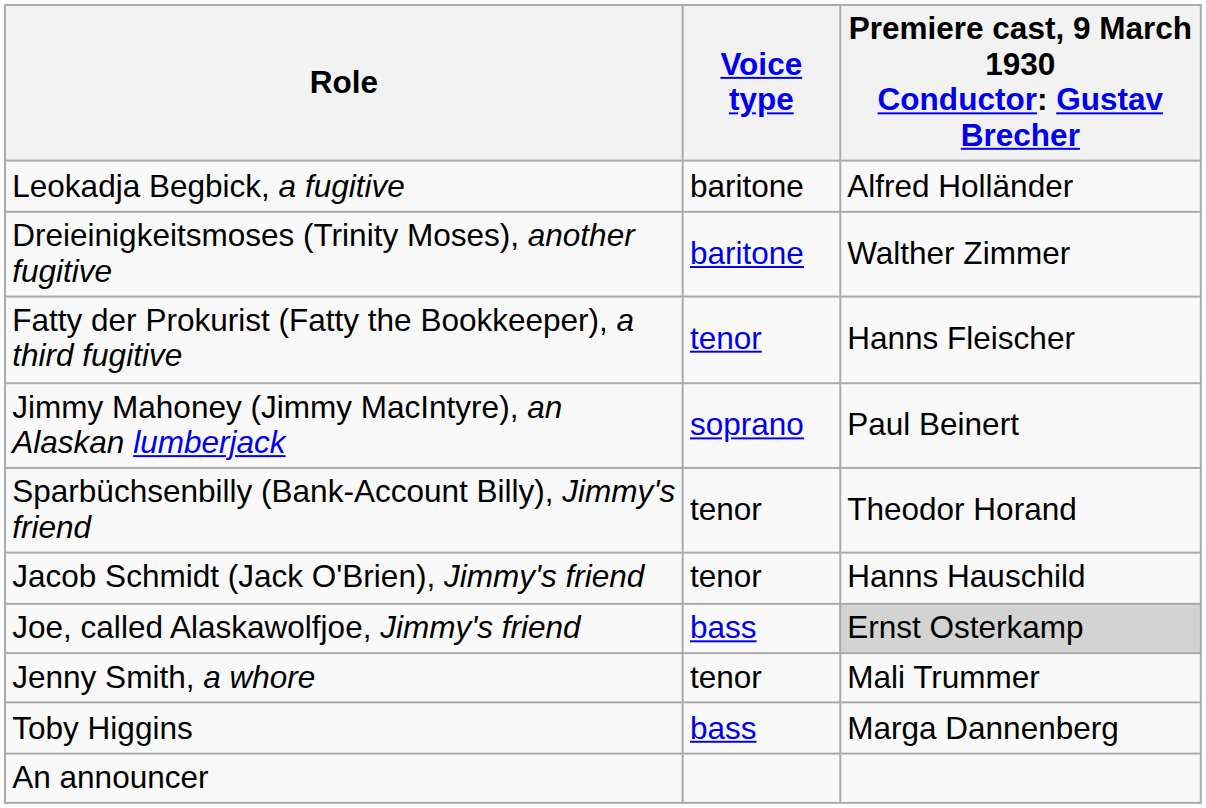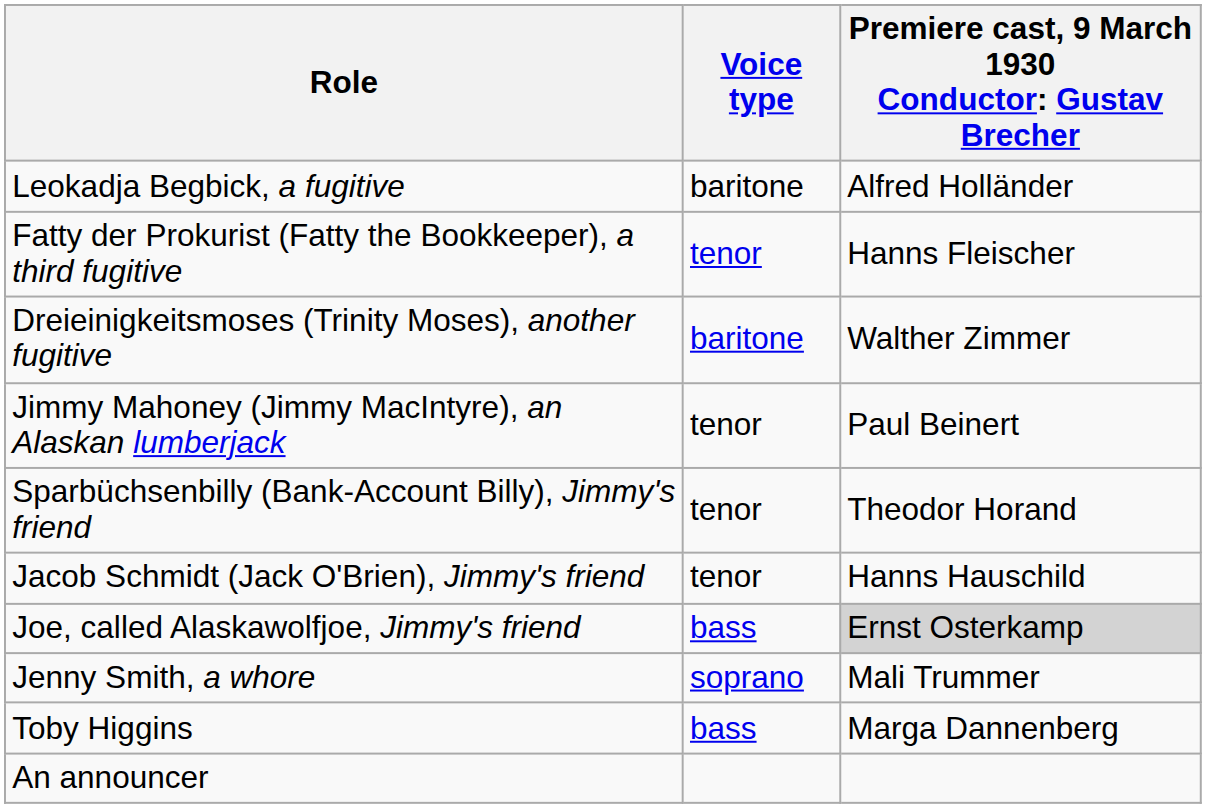rows swapped: (323, 253) <-> (323, 339)
(747, 424) soprano -> (726, 424) tenor
(726, 677) tenor -> (747, 677) soprano
